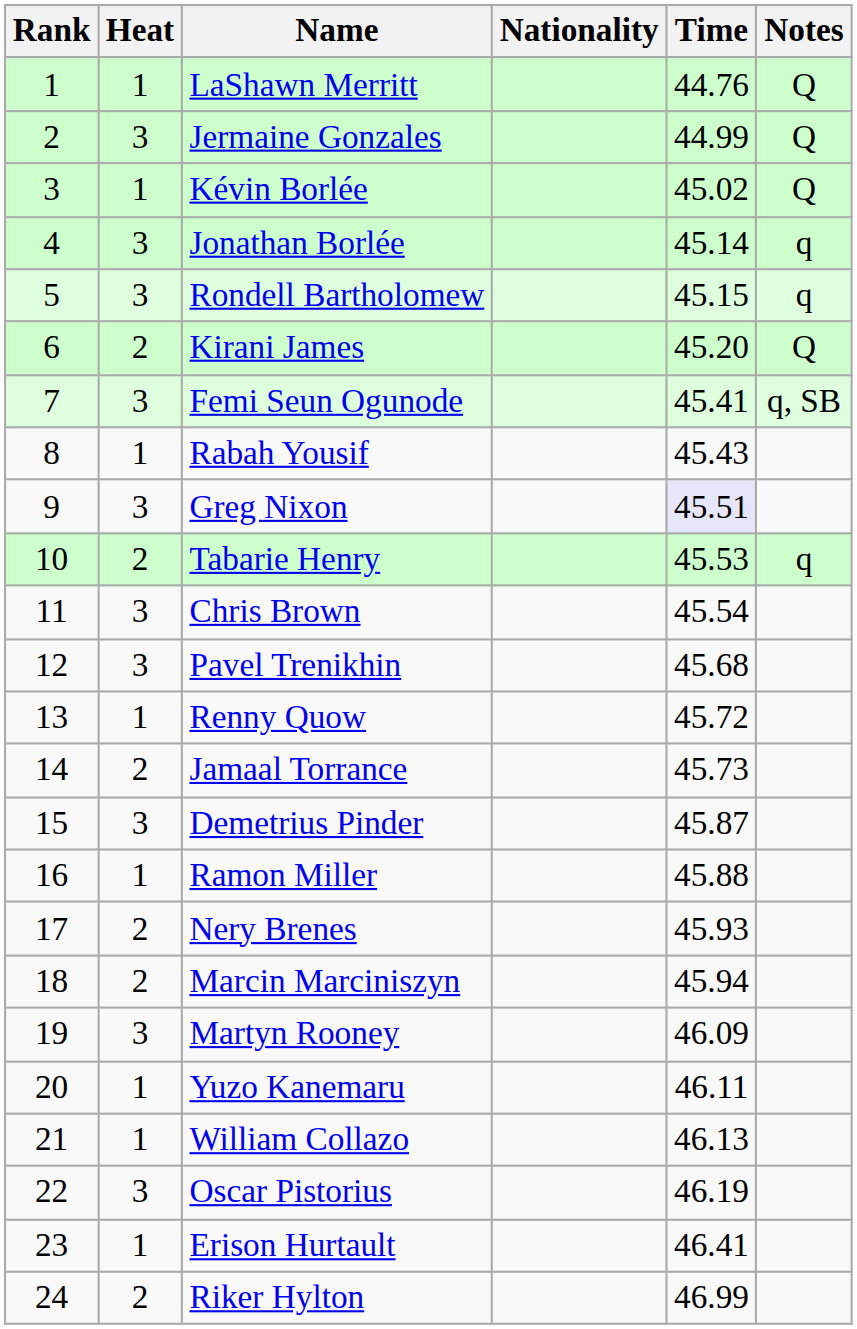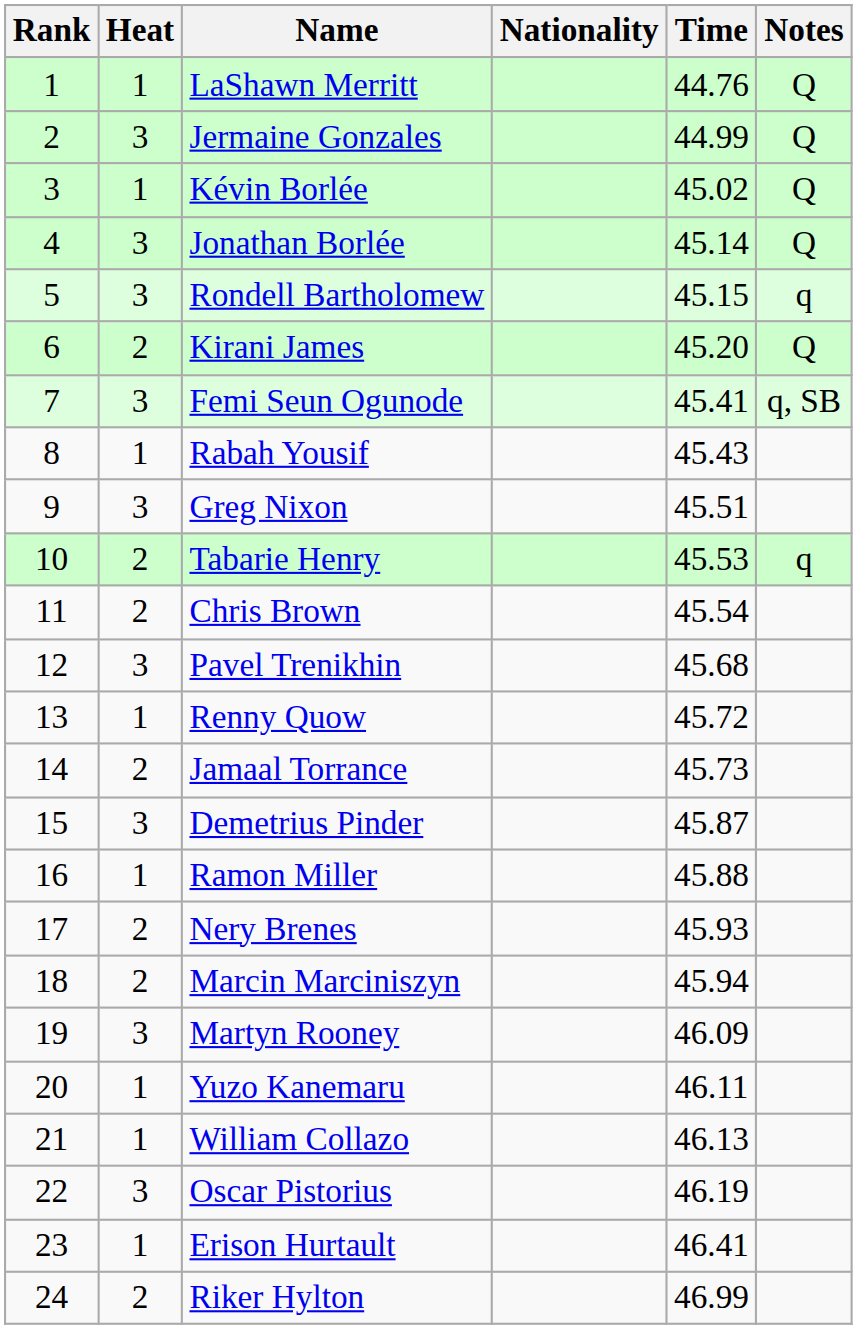(804, 242) q -> (804, 242) Q
(711, 505) lavender background -> (711, 505) no background
(140, 611) 3 -> (140, 611) 2
